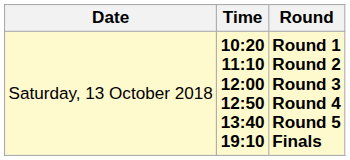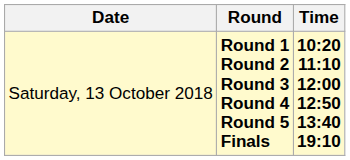columns swapped: (243, 18) <-> (307, 18)
